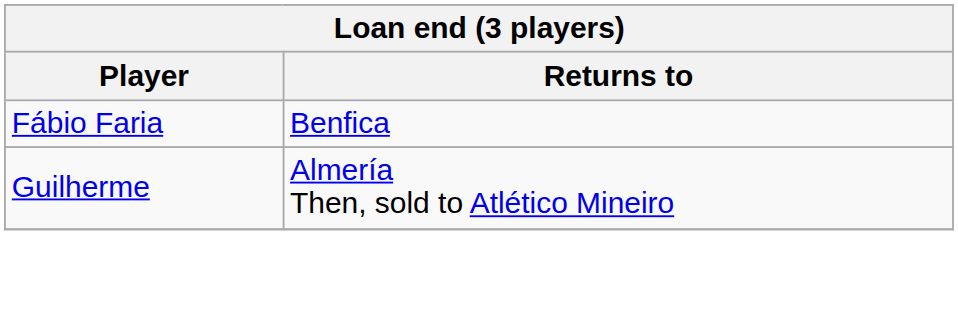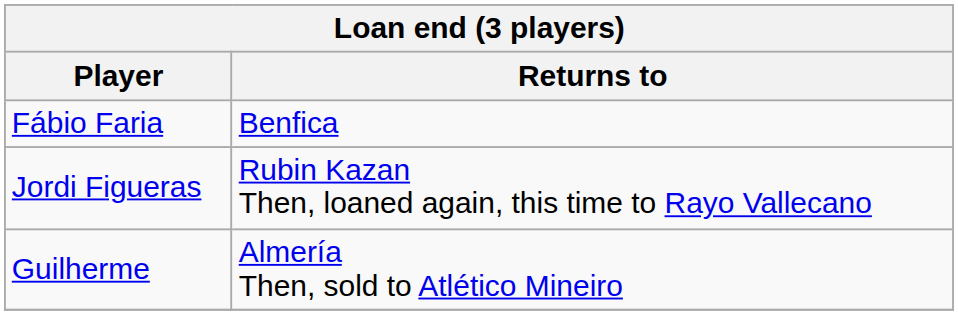+ row: (107, 187)
